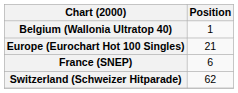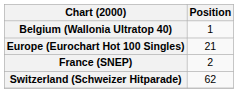(210, 63) 6 -> (210, 63) 2
